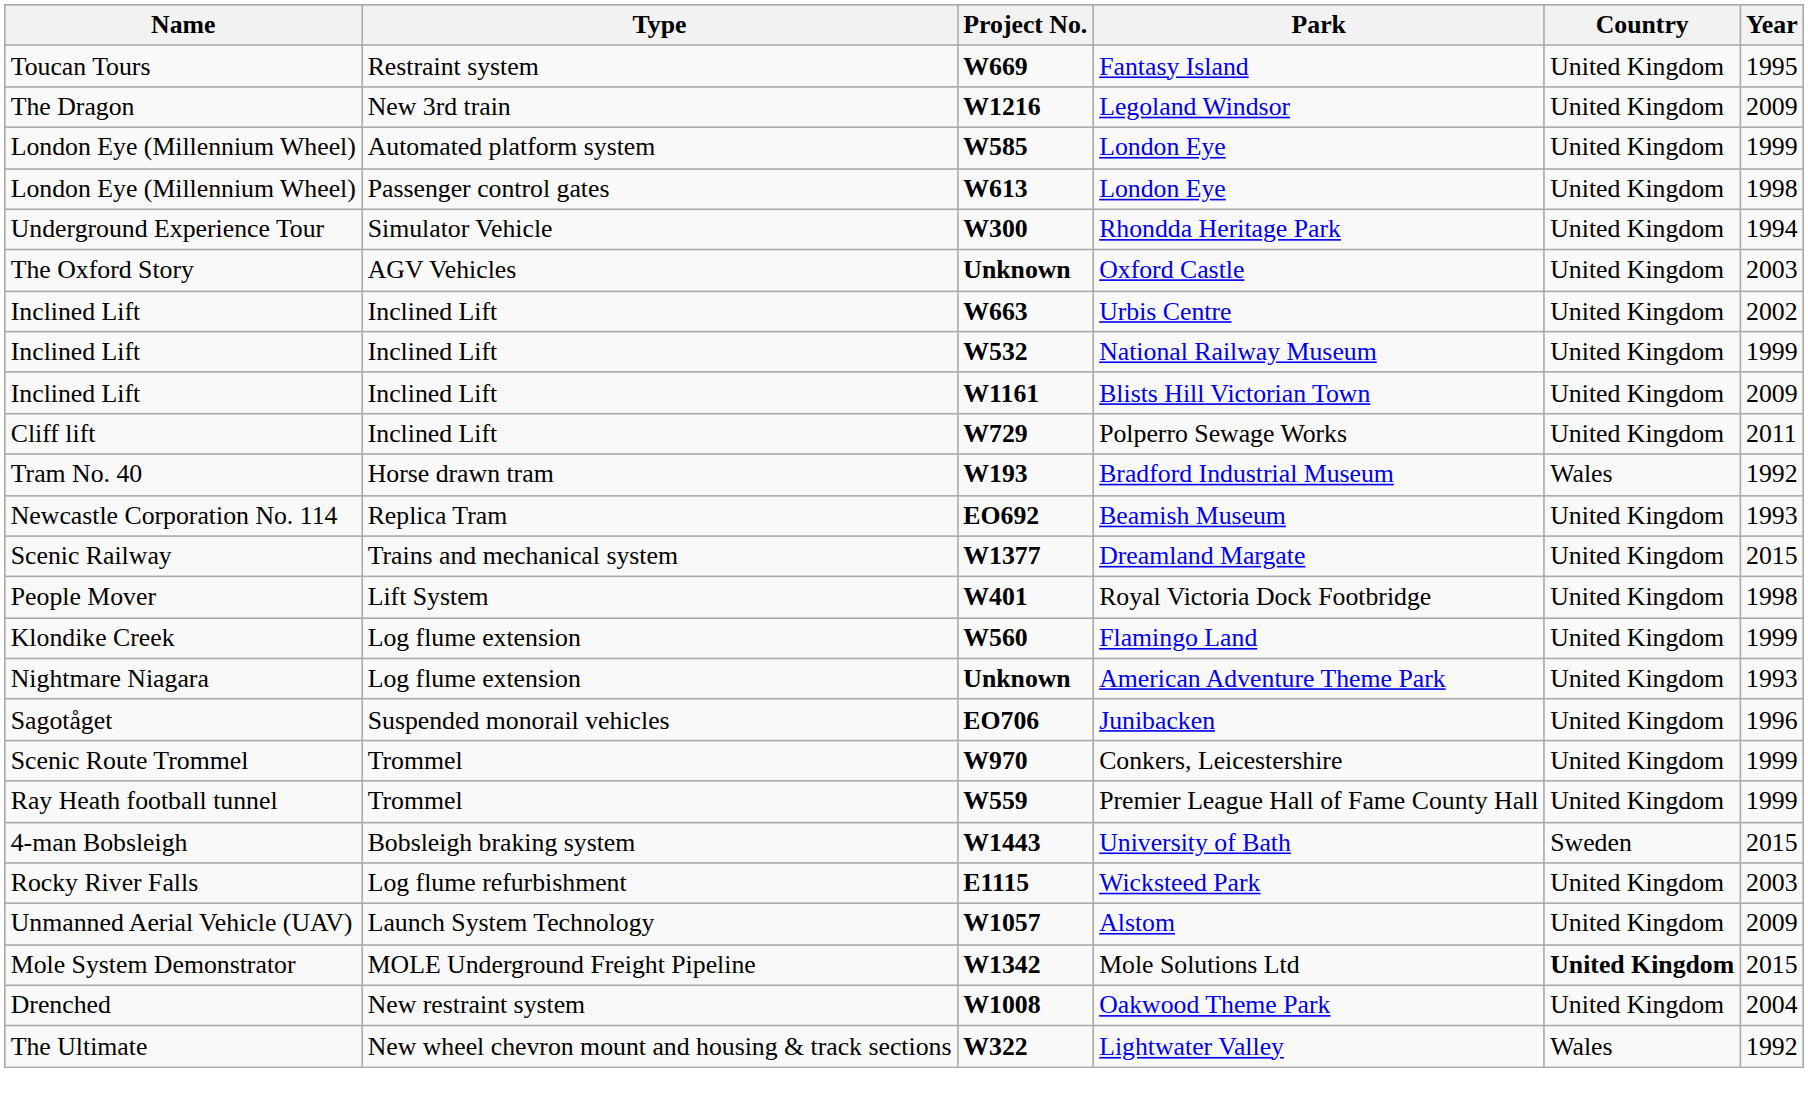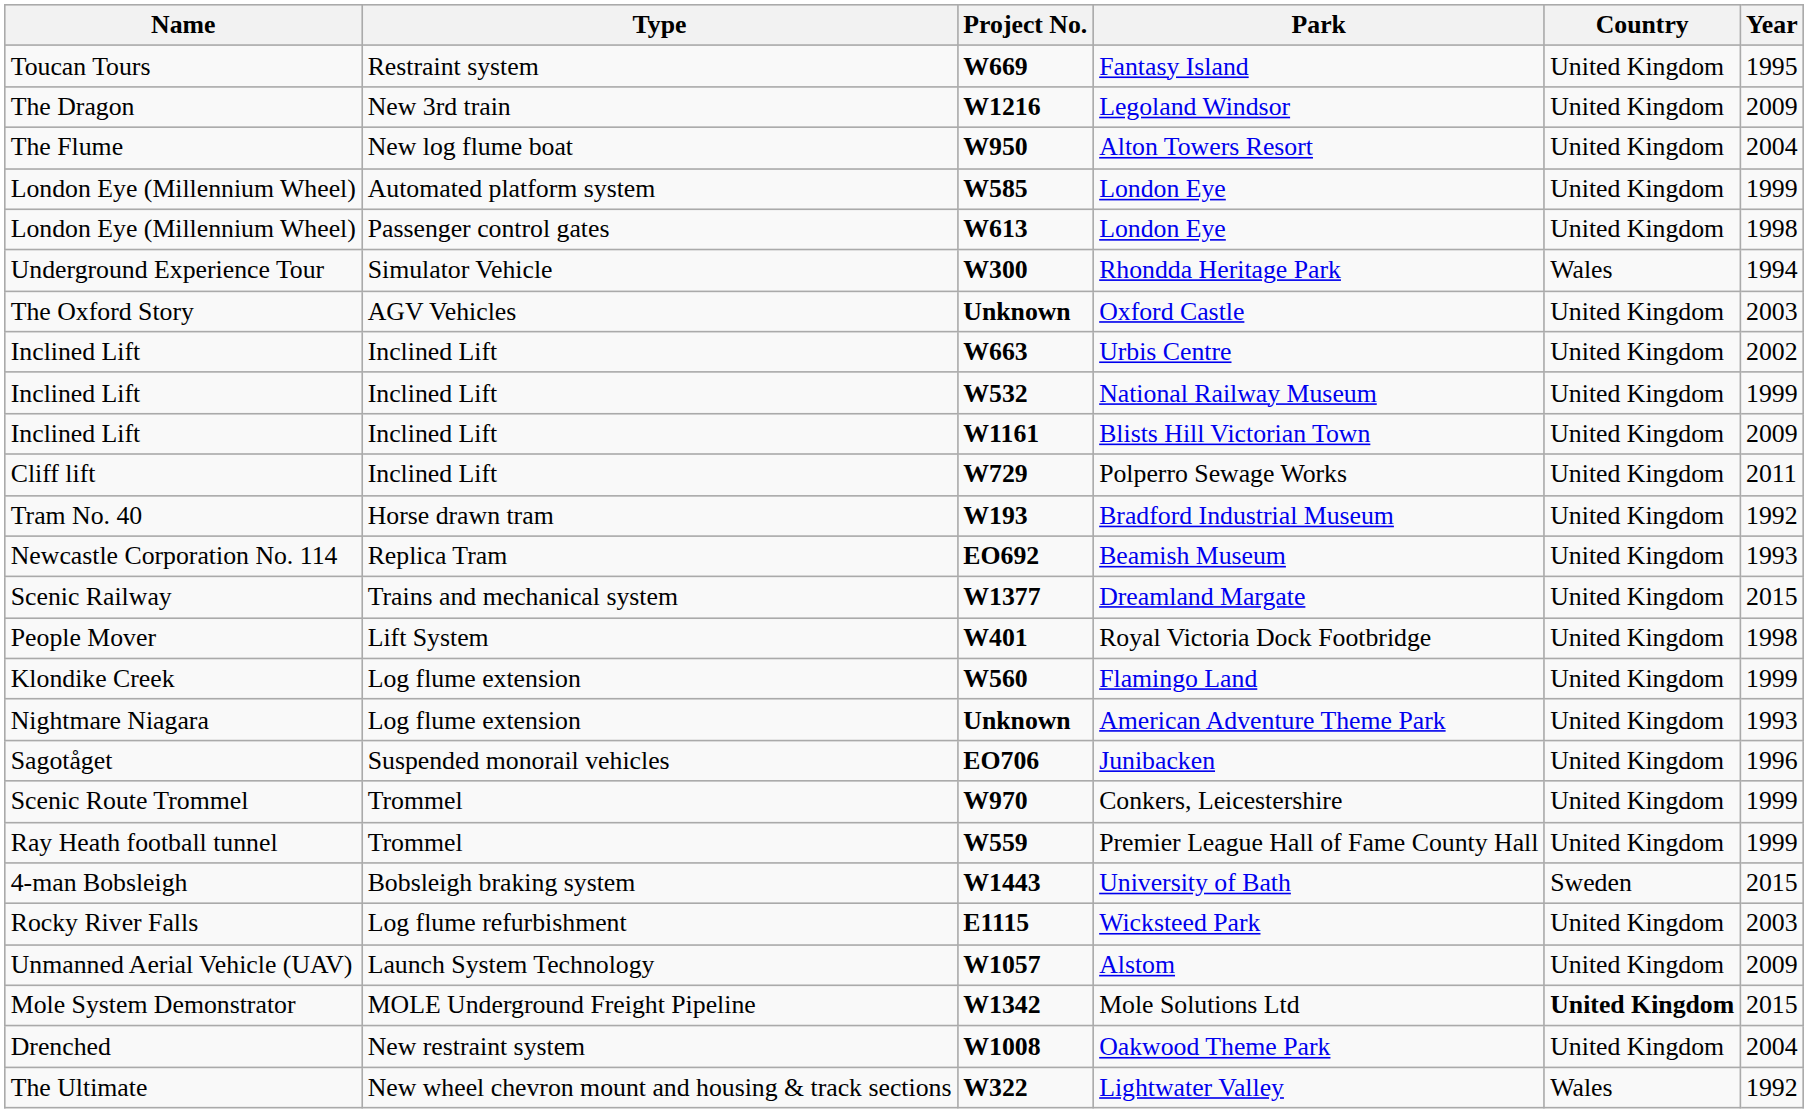+ row: (996, 147)
(1637, 229) United Kingdom -> (1581, 270) Wales
(1581, 474) Wales -> (1637, 515) United Kingdom
